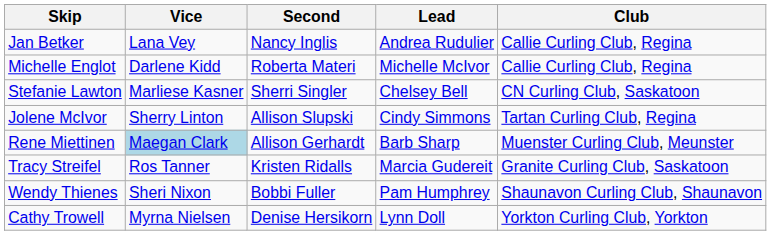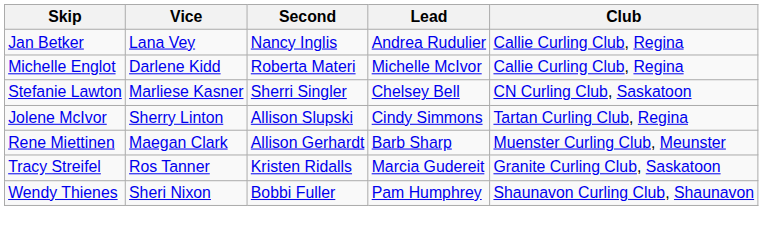(178, 142) lightblue background -> (178, 142) no background
- row: (56, 218)
